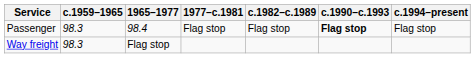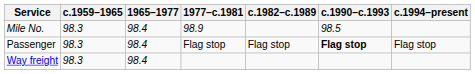+ row: (25, 28)
(148, 45) Flag stop -> (137, 61) 98.4
